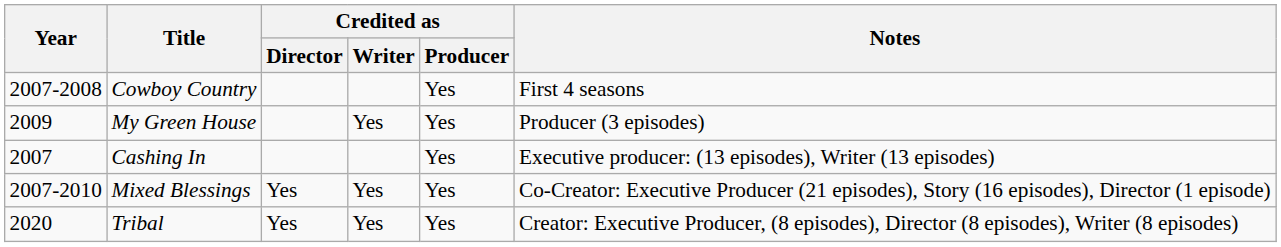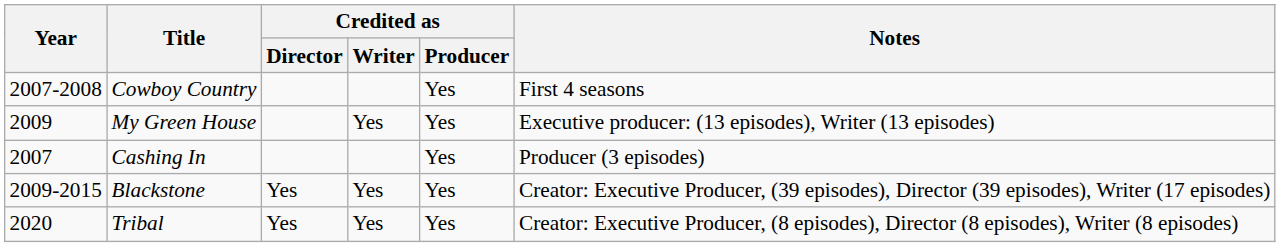(612, 122) Producer (3 episodes) -> (757, 122) Executive producer: (13 episodes), Writer (13 episodes)
(757, 156) Executive producer: (13 episodes), Writer (13 episodes) -> (612, 156) Producer (3 episodes)
- row: (181, 190)
+ row: (158, 190)
